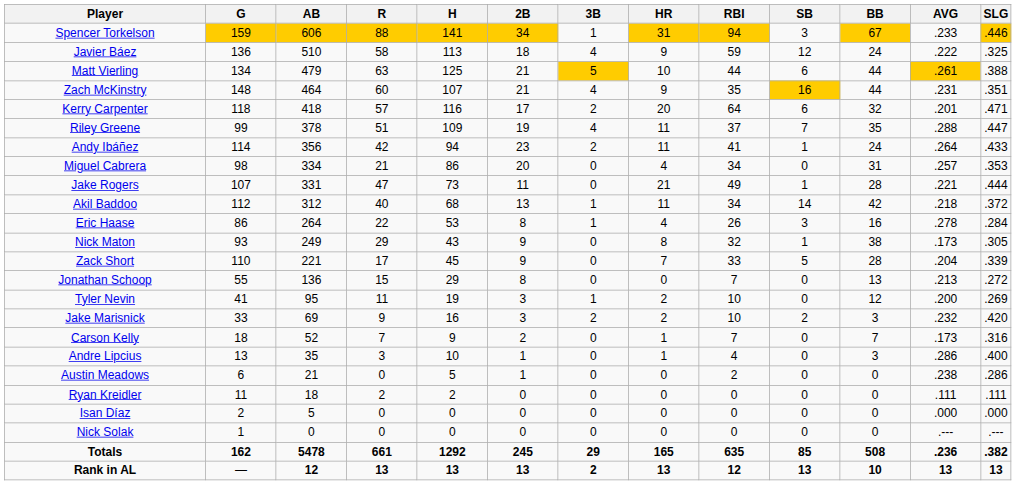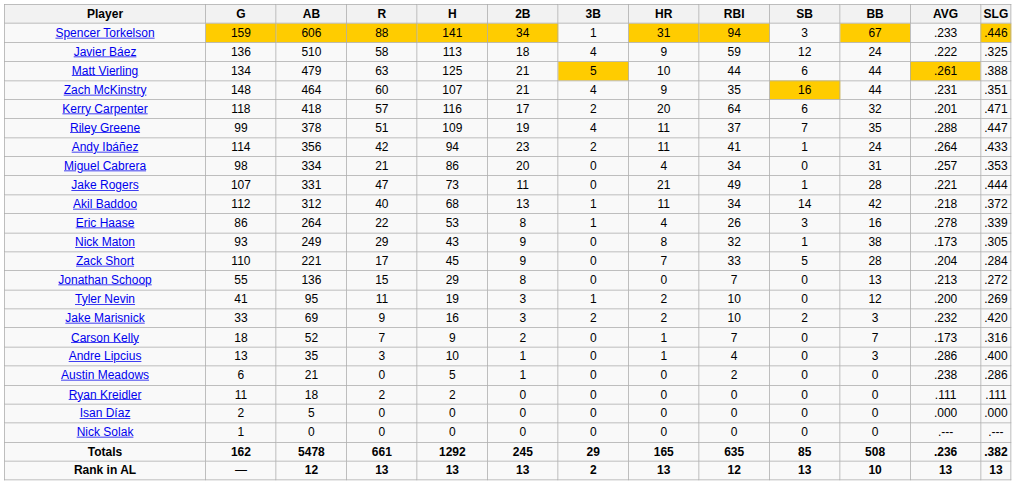(996, 223) .284 -> (996, 223) .339
(996, 261) .339 -> (996, 261) .284
